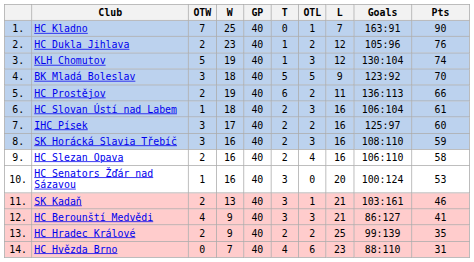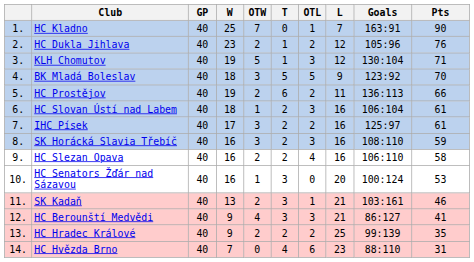columns swapped: (257, 12) <-> (202, 12)
(440, 61) 74 -> (440, 61) 71
(440, 125) 60 -> (440, 125) 61
